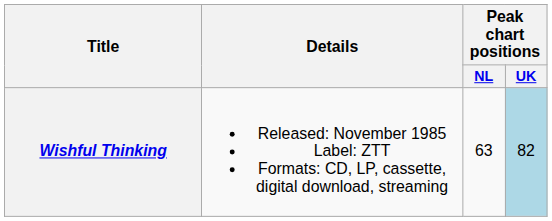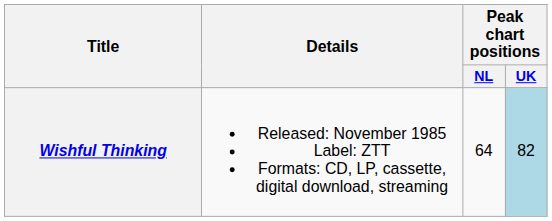(484, 151) 63 -> (484, 151) 64
